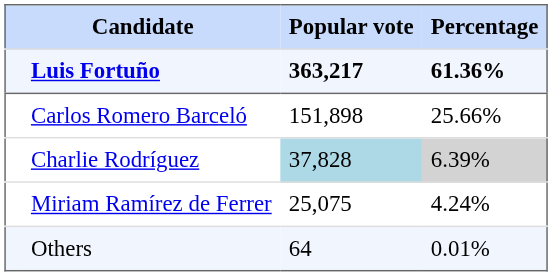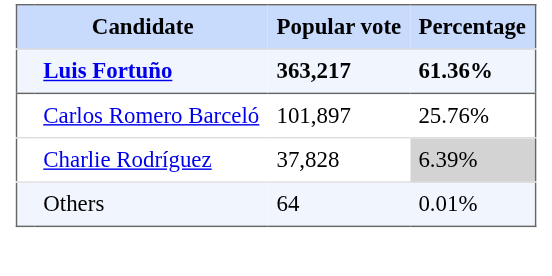(326, 115) 151,898 -> (314, 115) 101,897
(466, 115) 25.66% -> (454, 115) 25.76%
(320, 159) lightblue background -> (308, 159) no background
- row: (151, 203)
